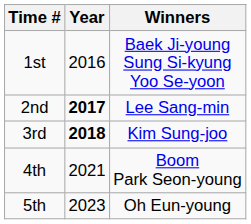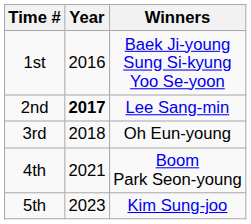(87, 134) bold -> (87, 134) normal
(177, 134) Kim Sung-joo -> (177, 134) Oh Eun-young
(177, 205) Oh Eun-young -> (177, 205) Kim Sung-joo
